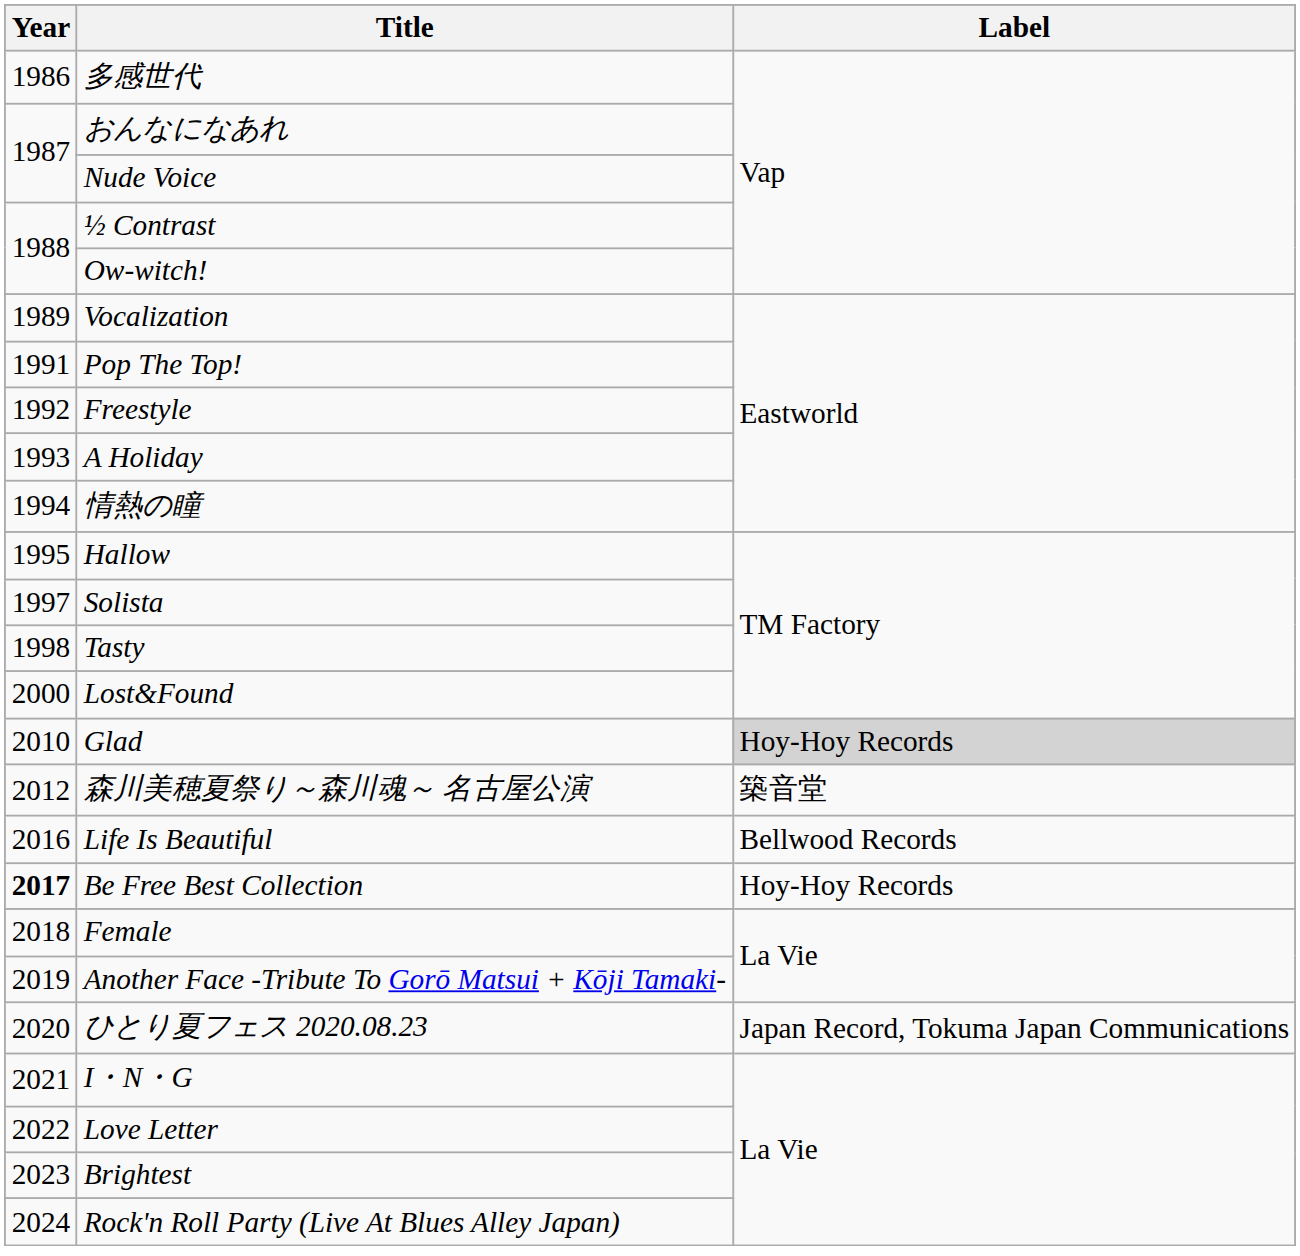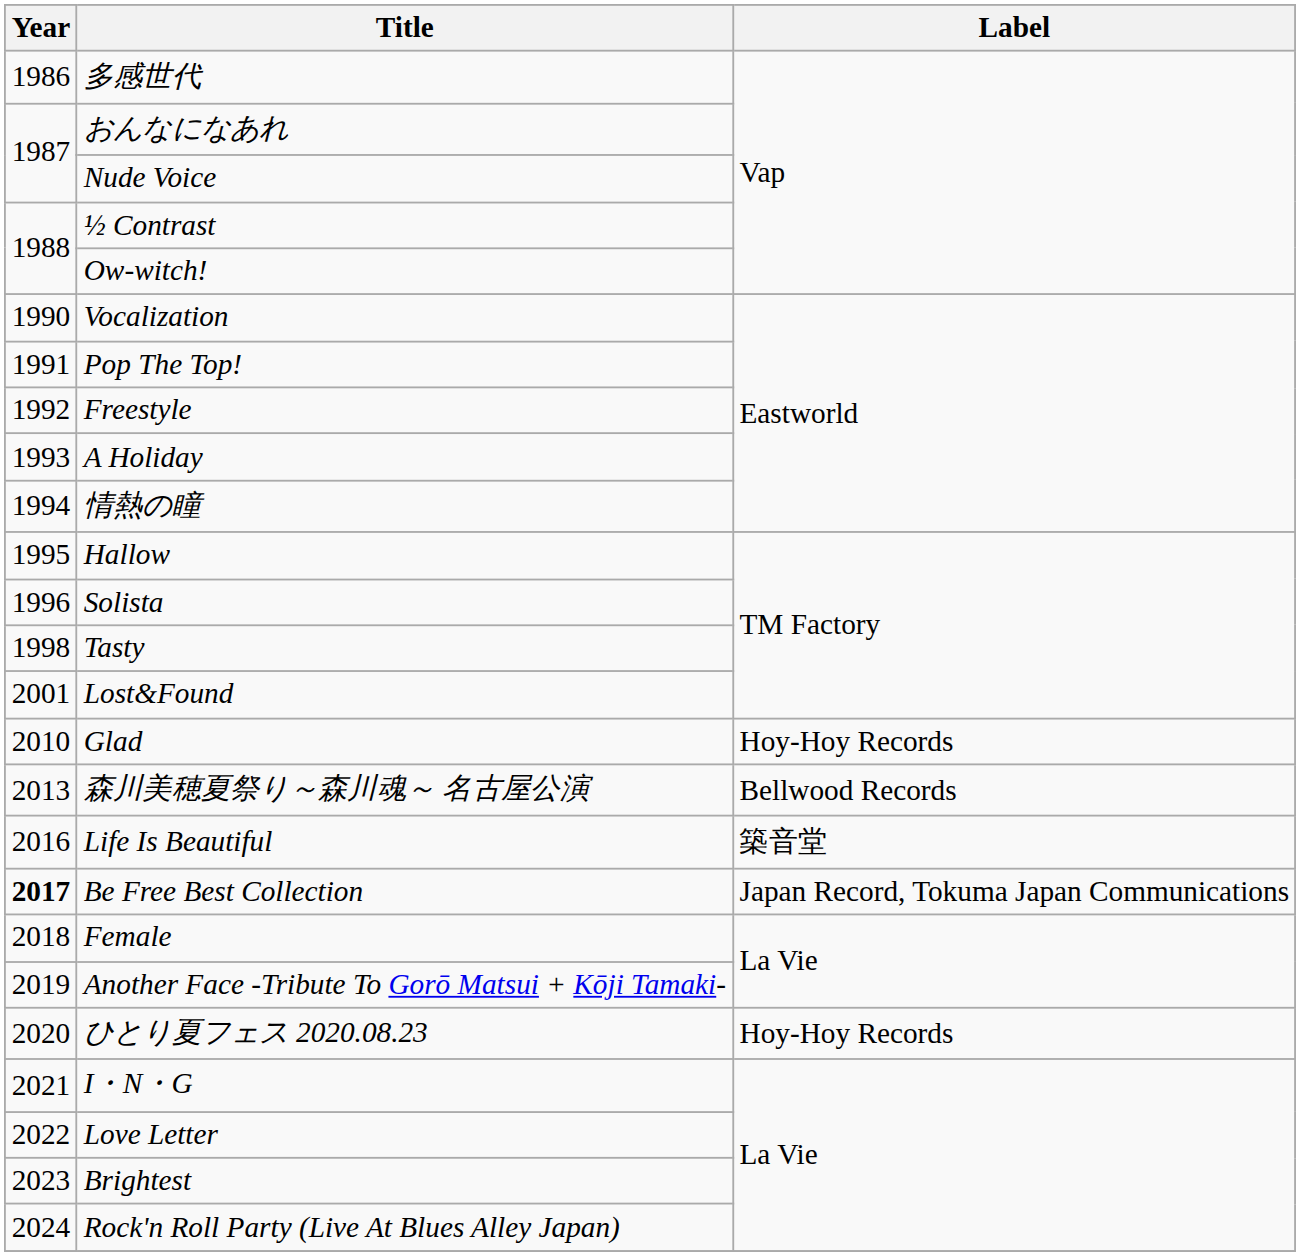(41, 317) 1989 -> (41, 317) 1990
(41, 601) 1997 -> (41, 601) 1996
(41, 694) 2000 -> (41, 694) 2001
(846, 740) lightgrey background -> (846, 740) no background
(41, 789) 2012 -> (41, 789) 2013
(783, 788) 築音堂 -> (848, 789) Bellwood Records
(848, 839) Bellwood Records -> (783, 840) 築音堂
(846, 885) Hoy-Hoy Records -> (1014, 891) Japan Record, Tokuma Japan Communications
(1014, 1027) Japan Record, Tokuma Japan Communications -> (846, 1033) Hoy-Hoy Records
